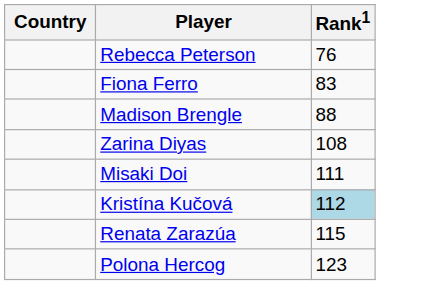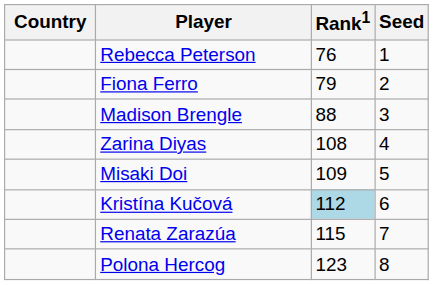+ column: (402, 22)
(326, 84) 83 -> (326, 84) 79
(330, 174) 111 -> (331, 174) 109
